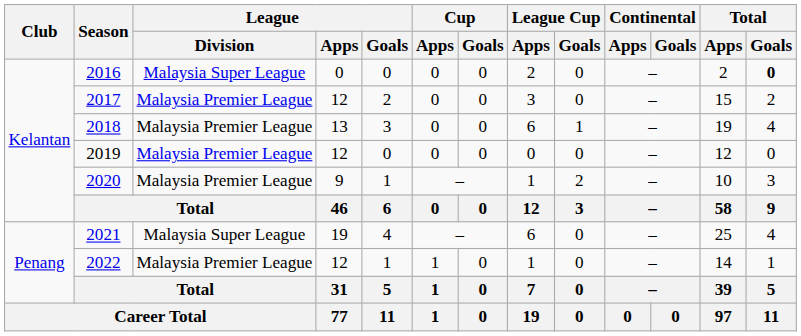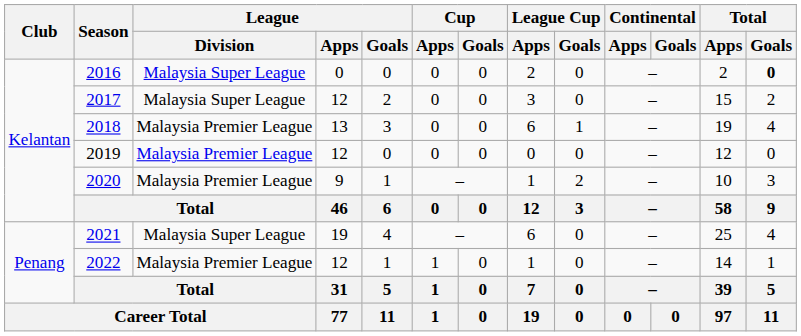(224, 99) Malaysia Premier League -> (224, 99) Malaysia Super League
